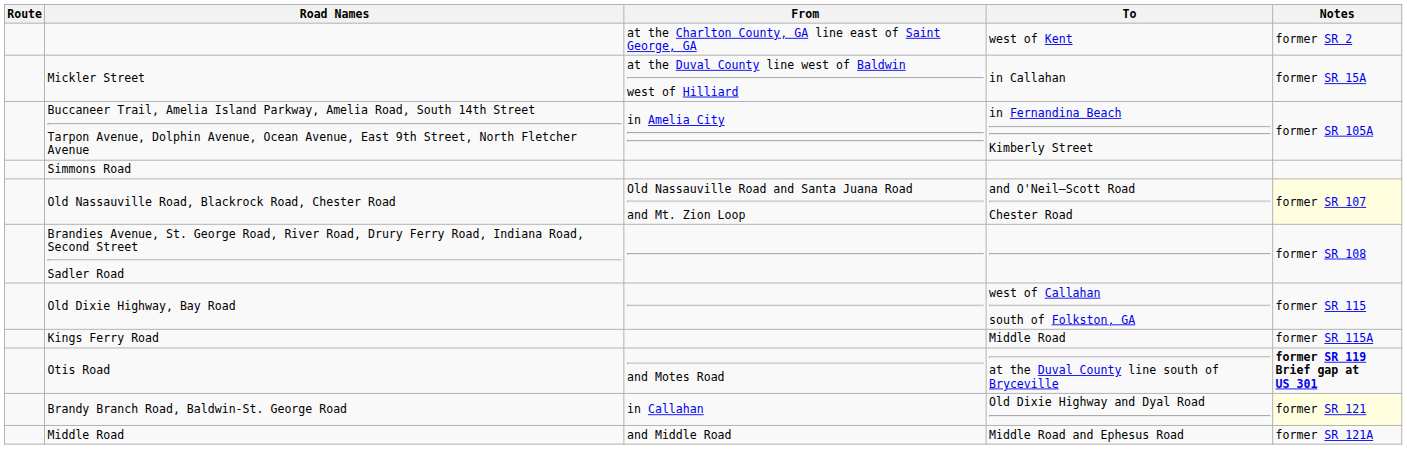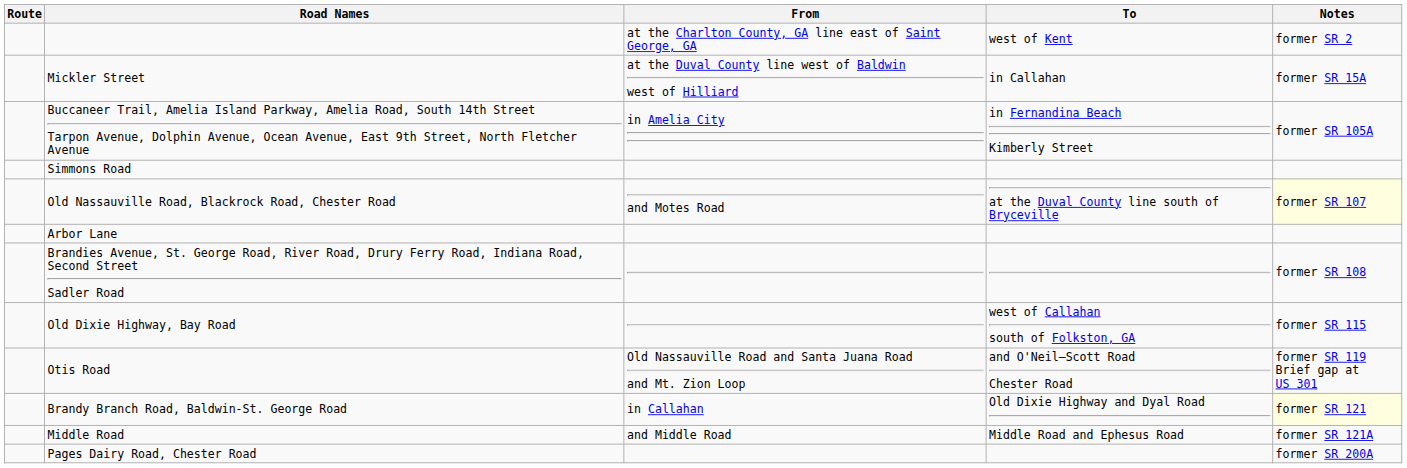(805, 202) Old Nassauville Road and Santa Juana Road and Mt. Zion Loop -> (805, 205) and Motes Road
(1130, 202) and O'Neil–Scott Road Chester Road -> (1130, 205) at the Duval County line south of Bryceville
+ row: (82, 234)
- row: (103, 338)
(805, 373) and Motes Road -> (805, 370) Old Nassauville Road and Santa Juana Road and Mt. Zion Loop
(1130, 373) at the Duval County line south of Bryceville -> (1130, 370) and O'Neil–Scott Road Chester Road
(1321, 370) bold -> (1321, 370) normal
+ row: (152, 454)
